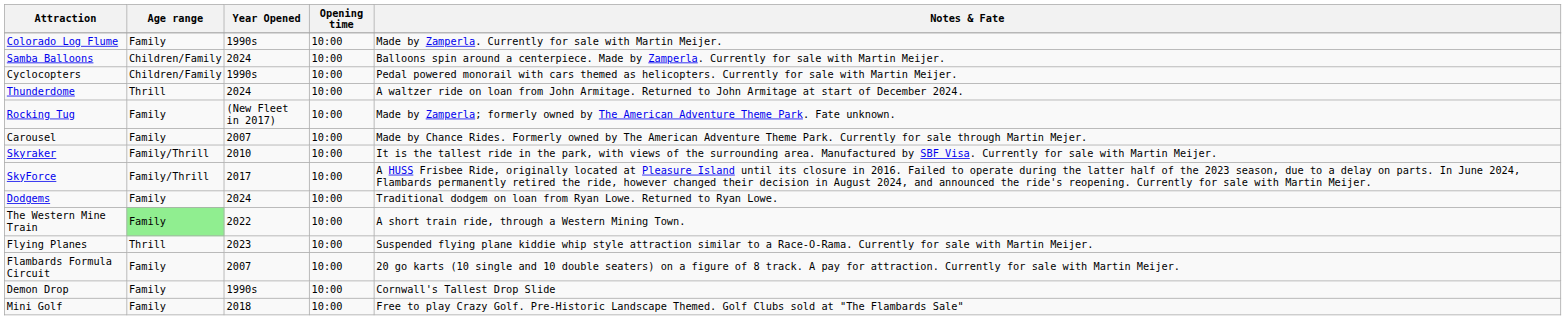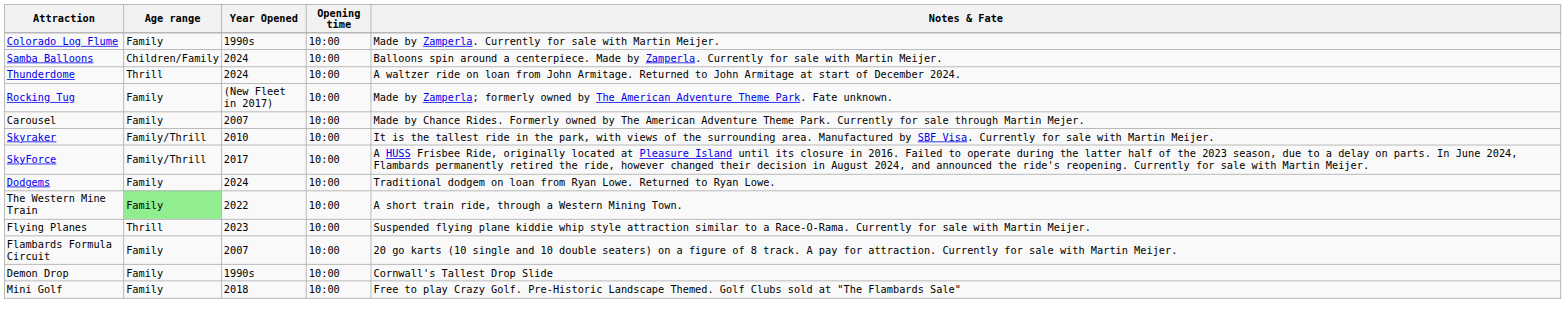- row: (44, 75)
